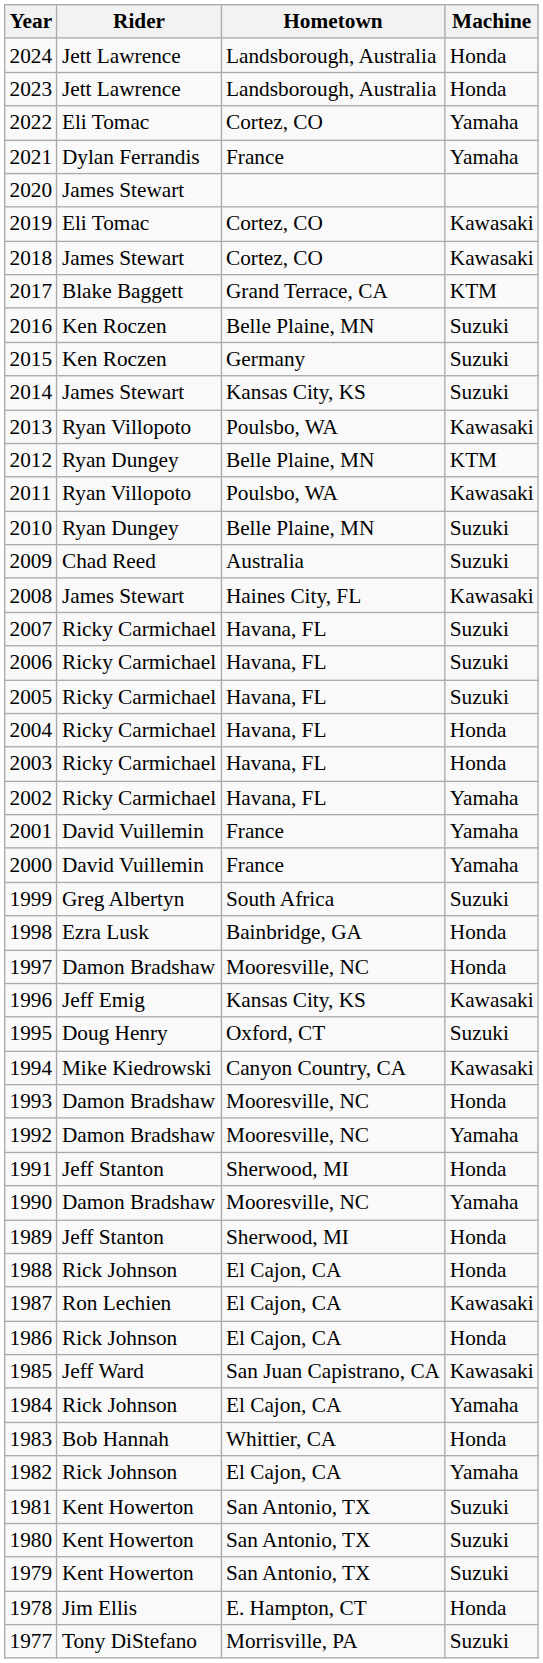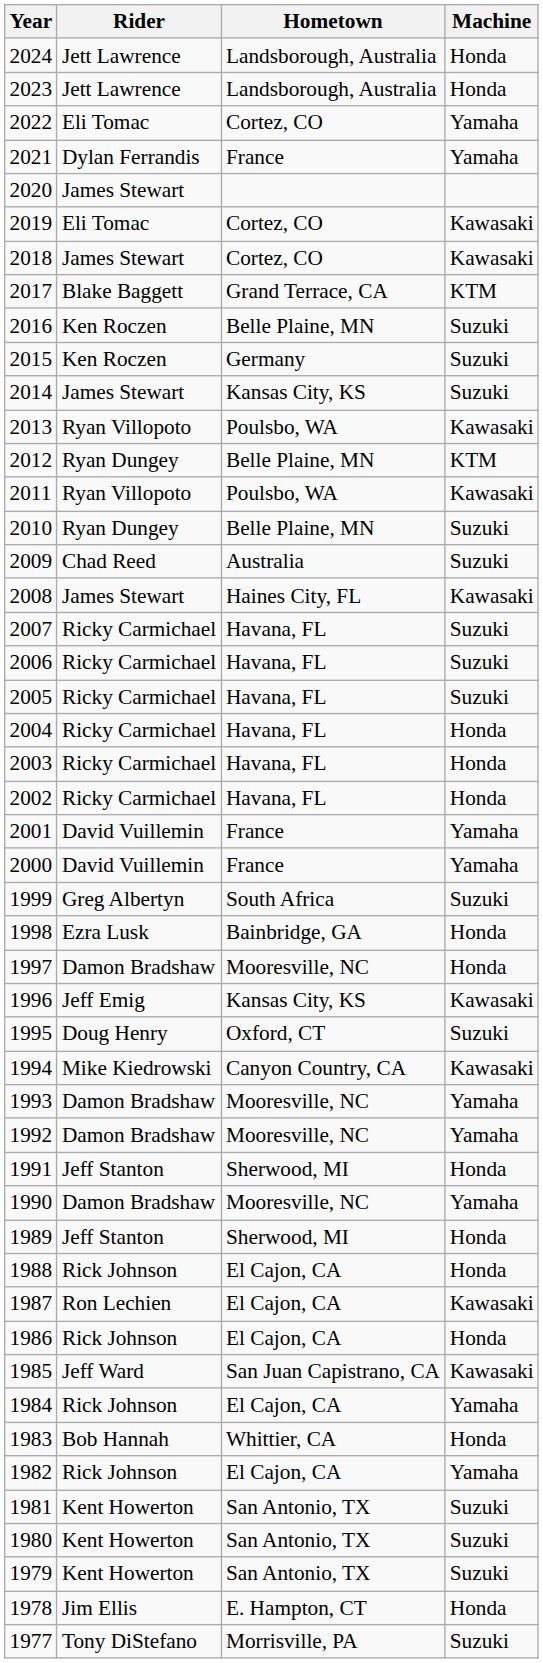(484, 797) Yamaha -> (478, 797) Honda
(478, 1101) Honda -> (484, 1101) Yamaha
